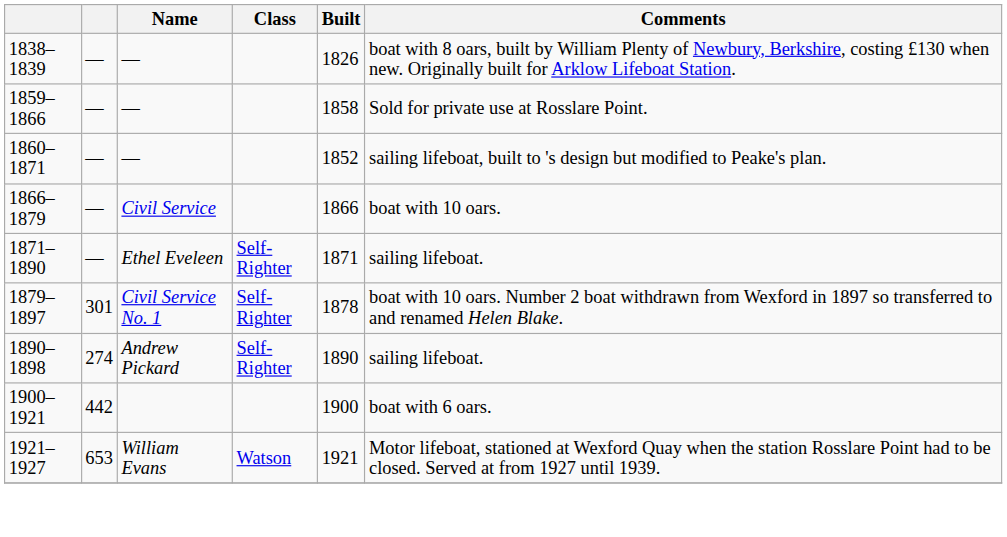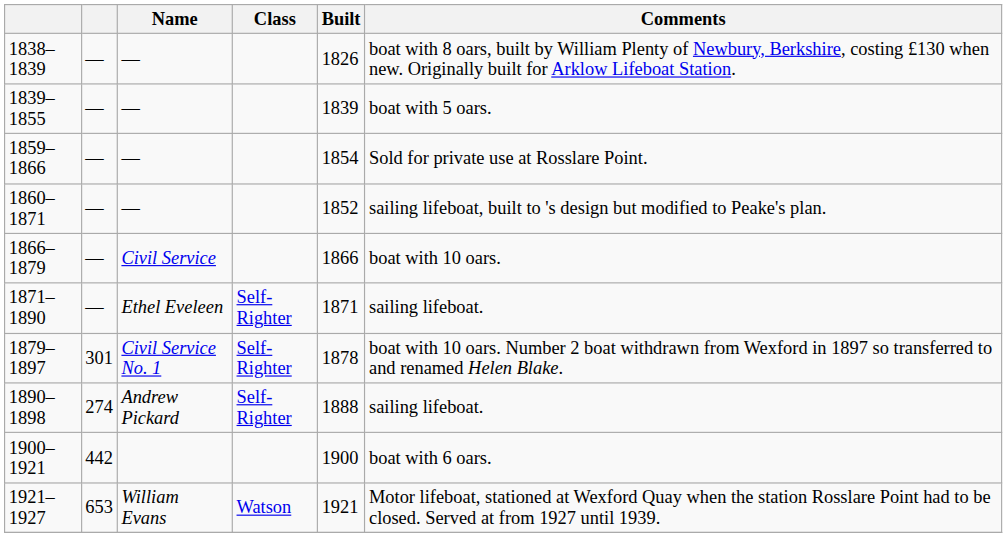+ row: (32, 108)
(340, 108) 1858 -> (340, 158) 1854
(340, 357) 1890 -> (340, 407) 1888
